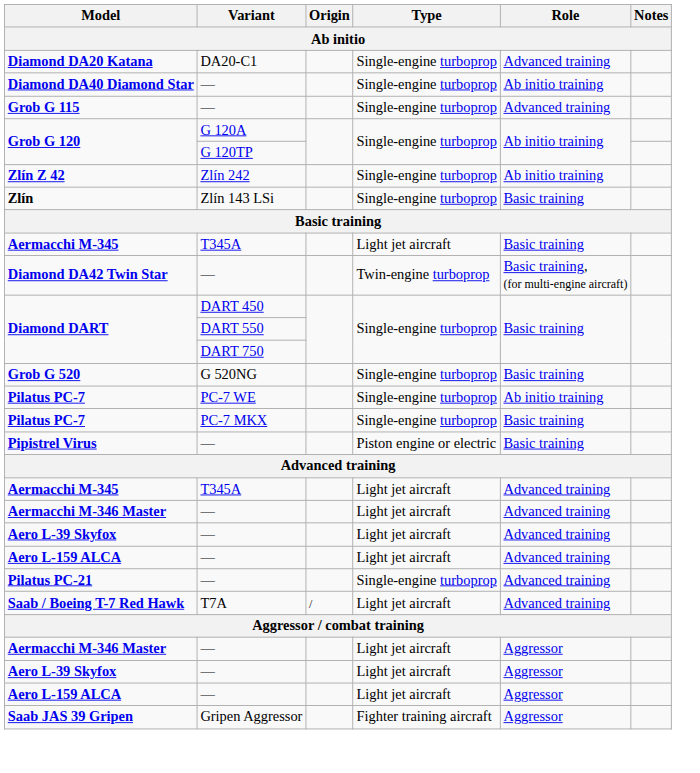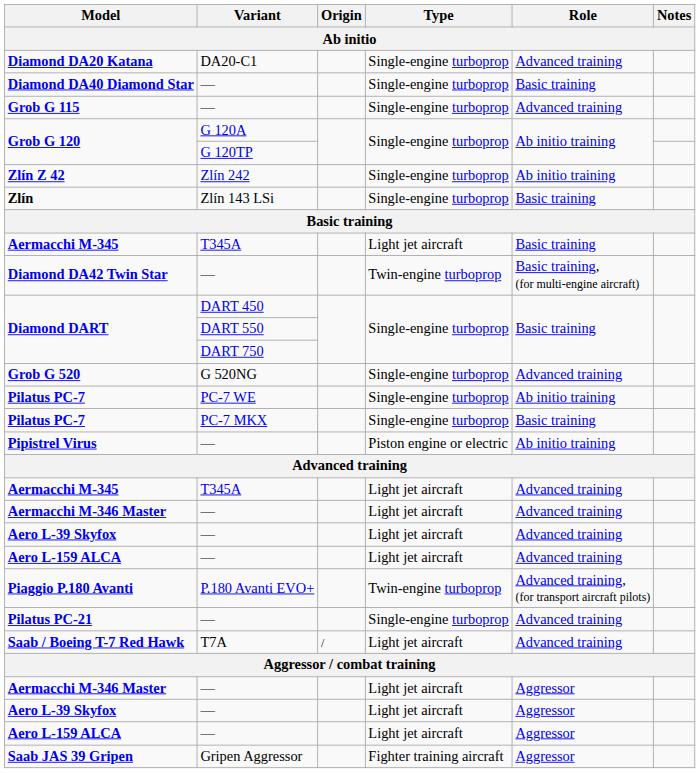(554, 84) Ab initio training -> (556, 84) Basic training
(544, 374) Basic training -> (569, 374) Advanced training
(544, 443) Basic training -> (565, 443) Ab initio training
+ row: (70, 588)
